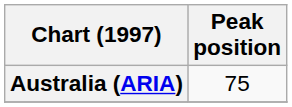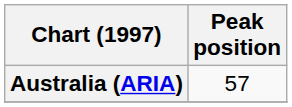(237, 83) 75 -> (237, 83) 57
